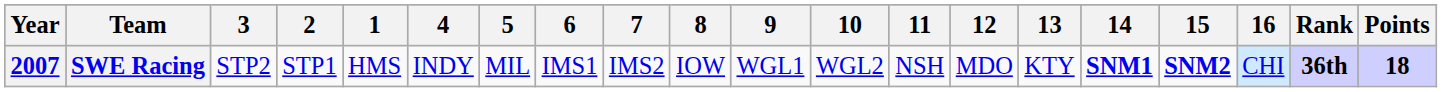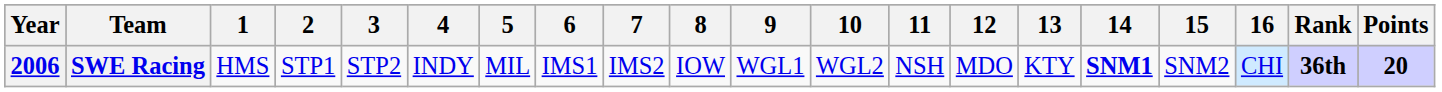columns swapped: (375, 25) <-> (244, 25)
(35, 65) 2007 -> (35, 65) 2006
(1198, 65) bold -> (1197, 65) normal
(1397, 65) 18 -> (1396, 65) 20
